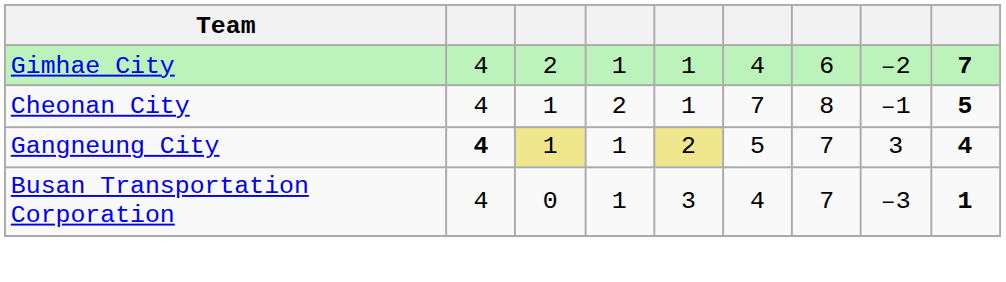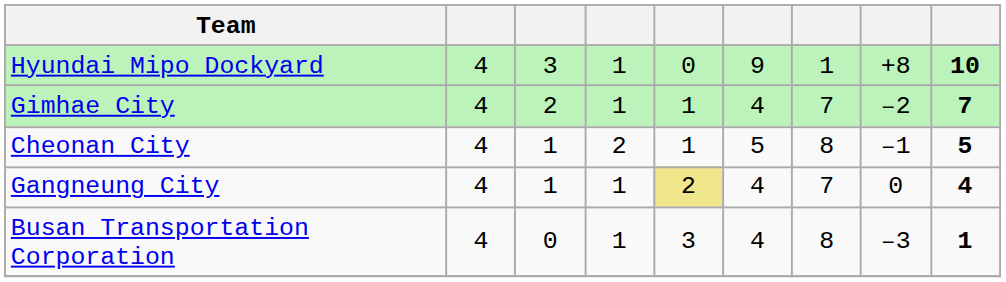+ row: (167, 66)
(827, 66) 6 -> (827, 106) 7
(758, 106) 7 -> (758, 147) 5
(481, 147) bold -> (481, 187) normal
(550, 147) khaki background -> (550, 187) no background
(758, 147) 5 -> (758, 187) 4
(896, 147) 3 -> (896, 187) 0
(827, 201) 7 -> (827, 242) 8
